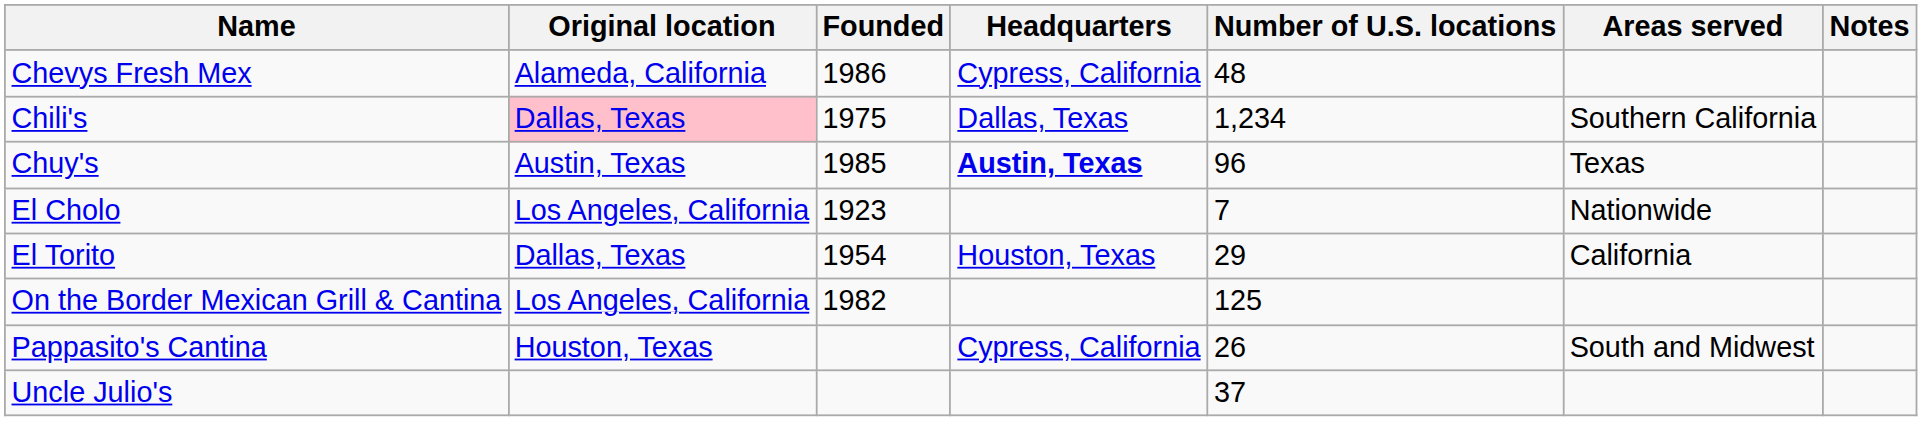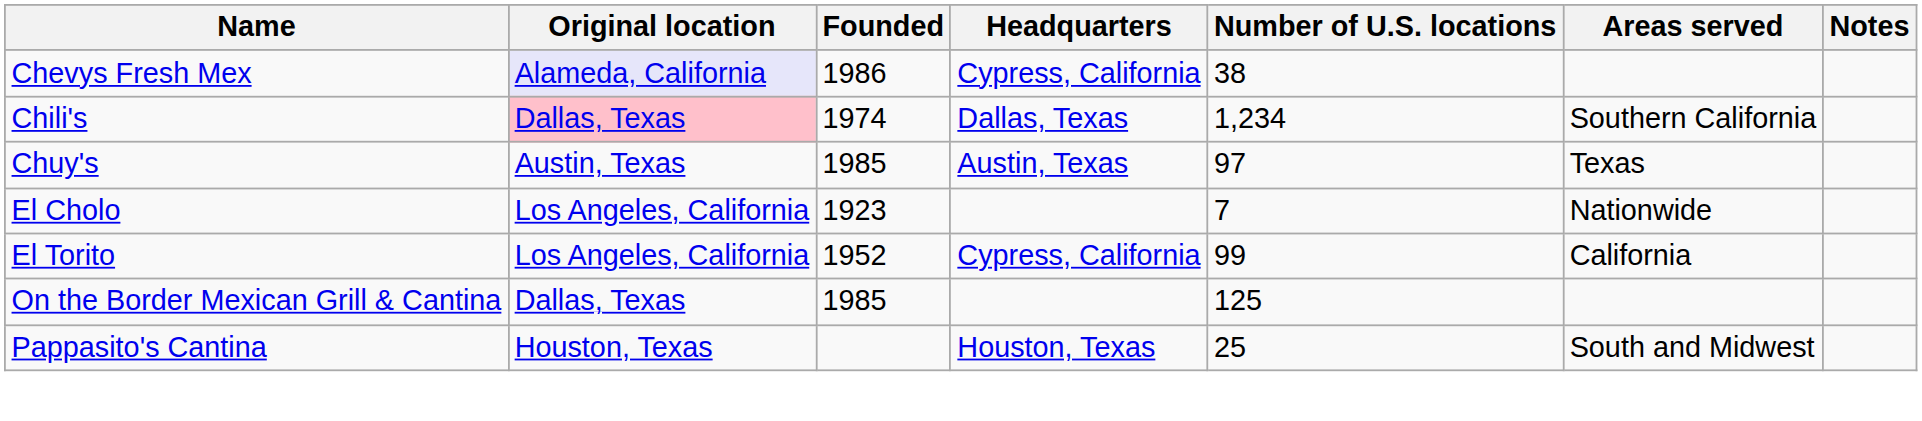(640, 73) no background -> (640, 73) lavender background
(1230, 73) 48 -> (1230, 73) 38
(855, 118) 1975 -> (855, 118) 1974
(1050, 164) bold -> (1043, 164) normal
(1230, 164) 96 -> (1230, 164) 97
(600, 255) Dallas, Texas -> (662, 255) Los Angeles, California
(855, 255) 1954 -> (855, 255) 1952
(1056, 255) Houston, Texas -> (1079, 255) Cypress, California
(1230, 255) 29 -> (1230, 255) 99
(662, 301) Los Angeles, California -> (600, 301) Dallas, Texas
(855, 301) 1982 -> (855, 301) 1985
(1079, 347) Cypress, California -> (1056, 347) Houston, Texas
(1230, 347) 26 -> (1230, 347) 25
- row: (92, 392)
